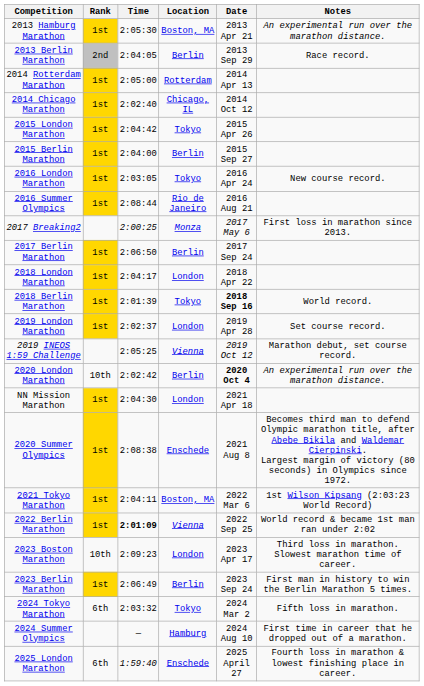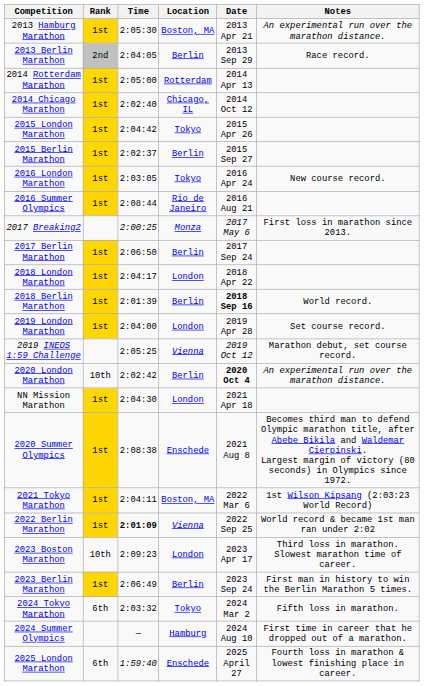(138, 154) 2:04:00 -> (138, 154) 2:02:37
(188, 302) Tokyo -> (188, 302) Berlin
(138, 326) 2:02:37 -> (138, 326) 2:04:00
